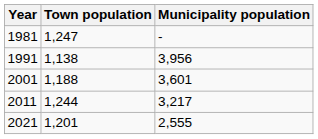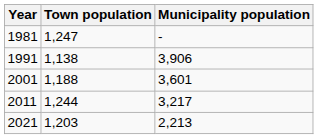(175, 58) 3,956 -> (175, 58) 3,906
(61, 123) 1,201 -> (61, 123) 1,203
(175, 123) 2,555 -> (175, 123) 2,213
